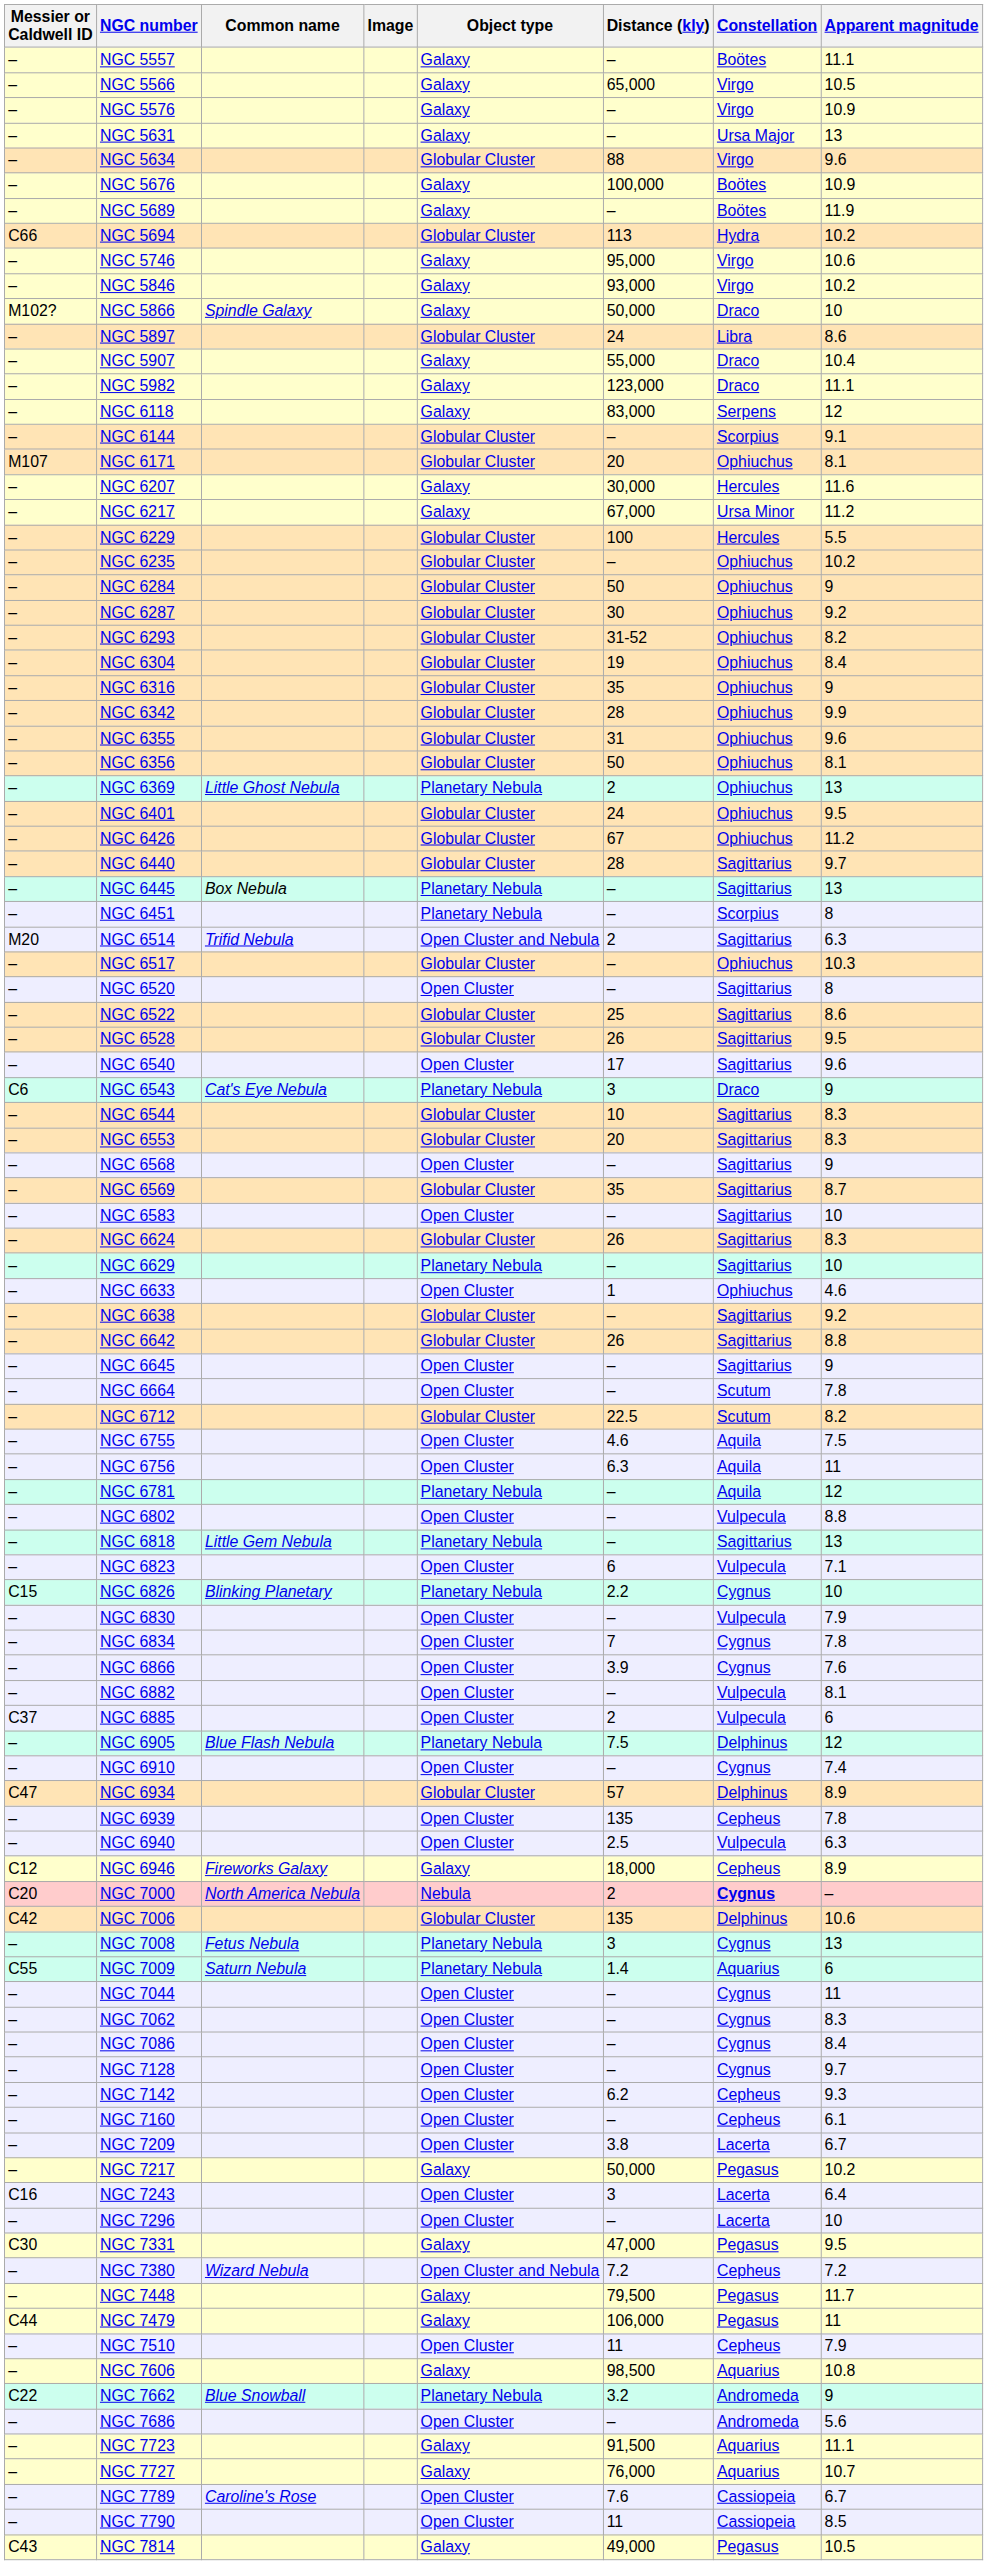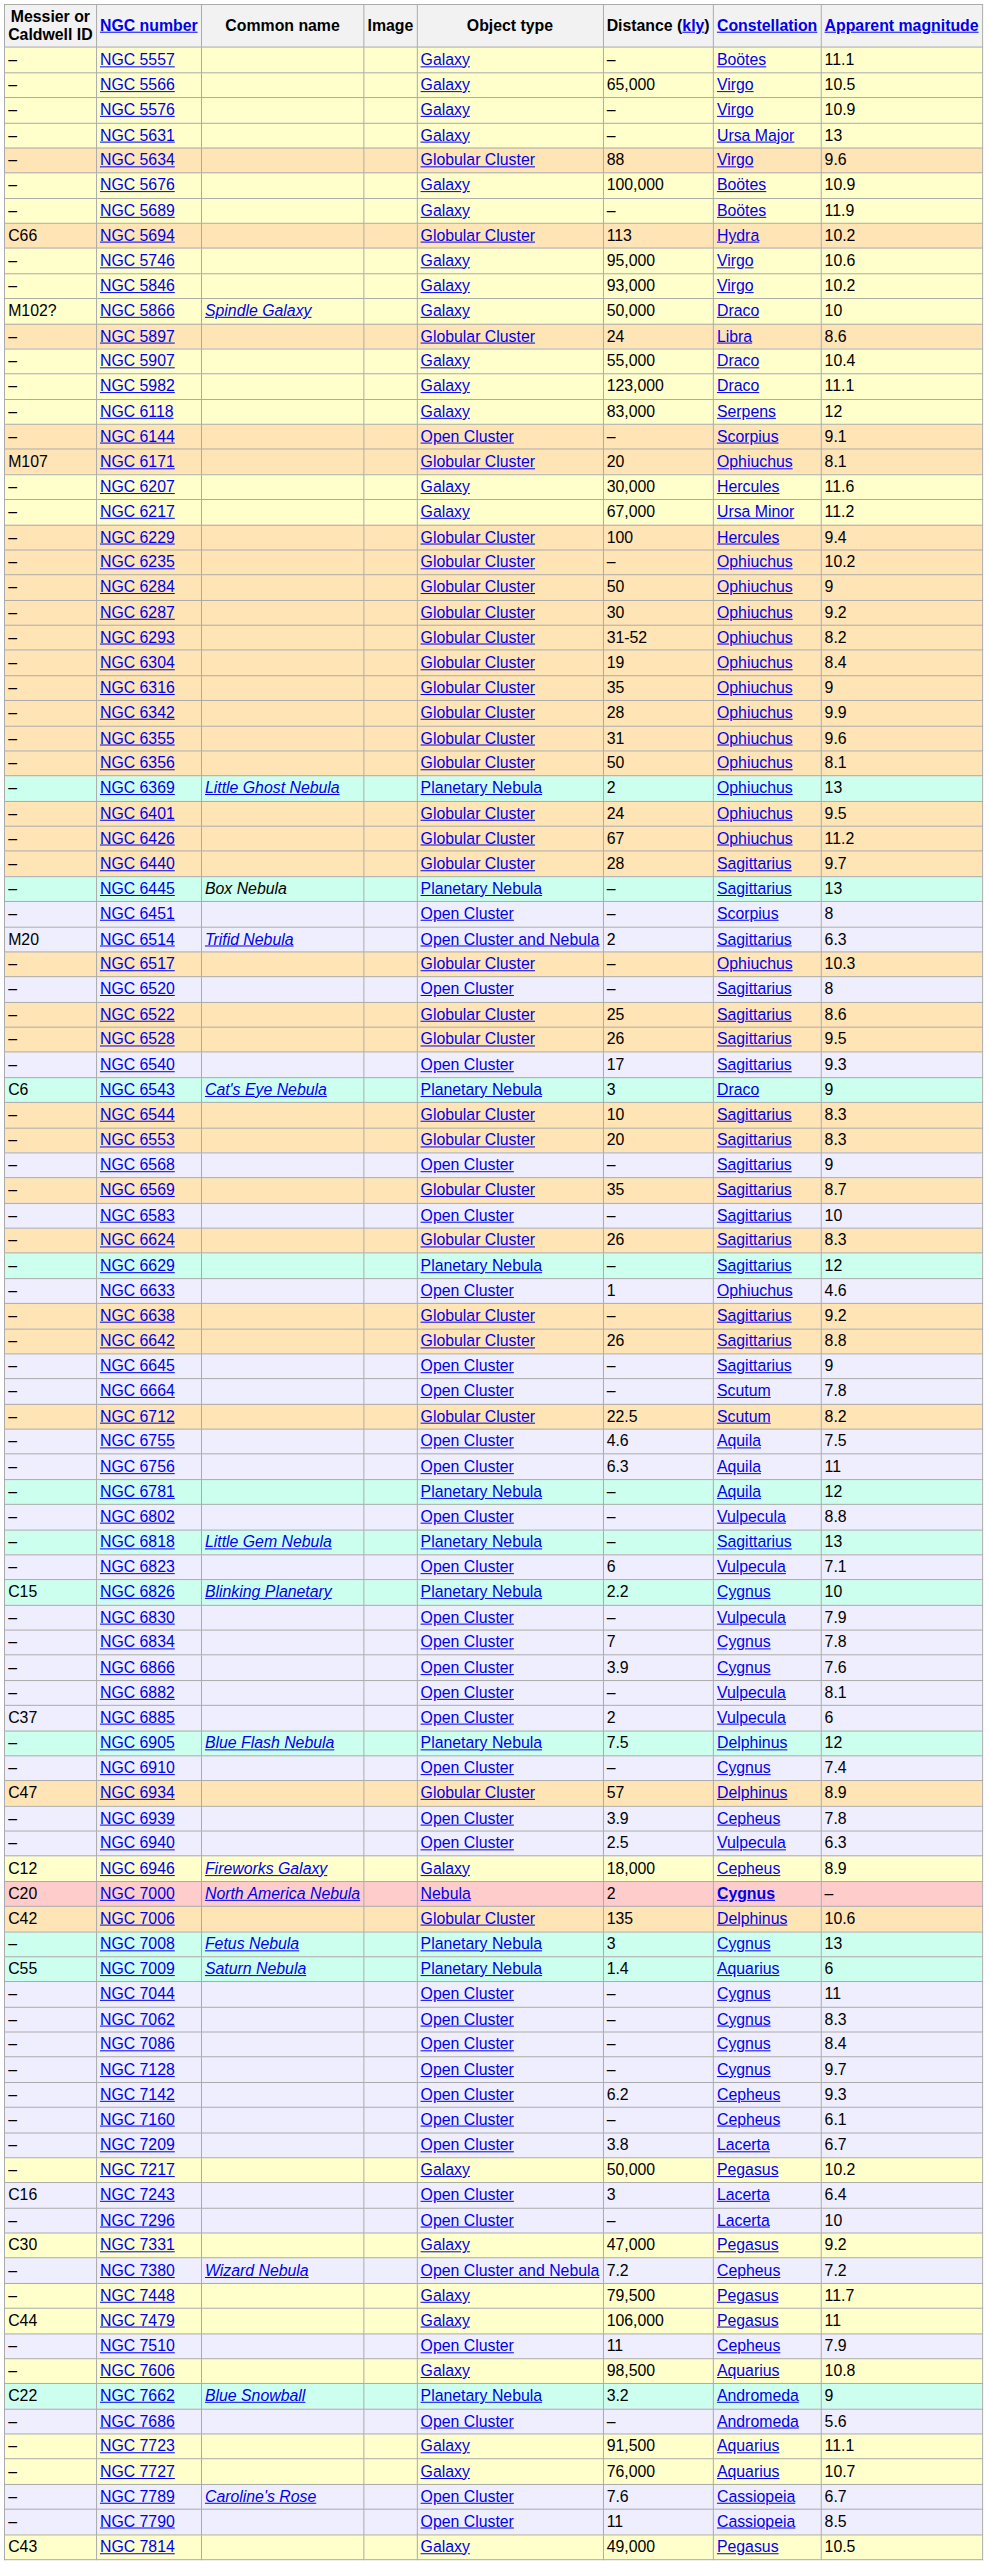(478, 436) Globular Cluster -> (467, 436) Open Cluster
(836, 537) 5.5 -> (836, 537) 9.4
(481, 914) Planetary Nebula -> (467, 914) Open Cluster
(836, 1064) 9.6 -> (836, 1064) 9.3
(833, 1265) 10 -> (833, 1265) 12
(620, 1818) 135 -> (618, 1818) 3.9
(836, 2245) 9.5 -> (836, 2245) 9.2
